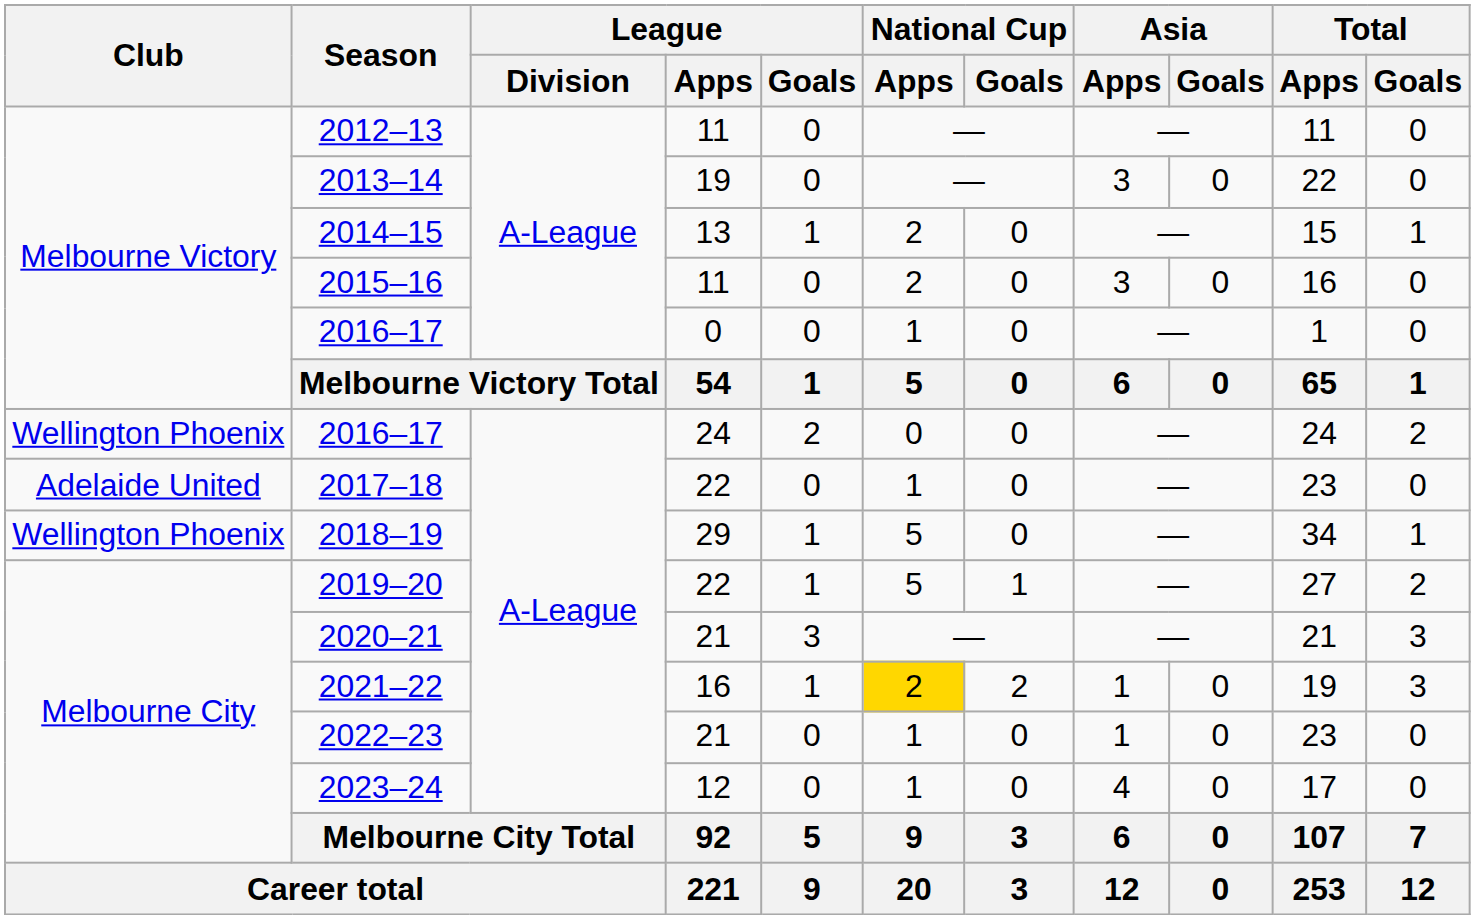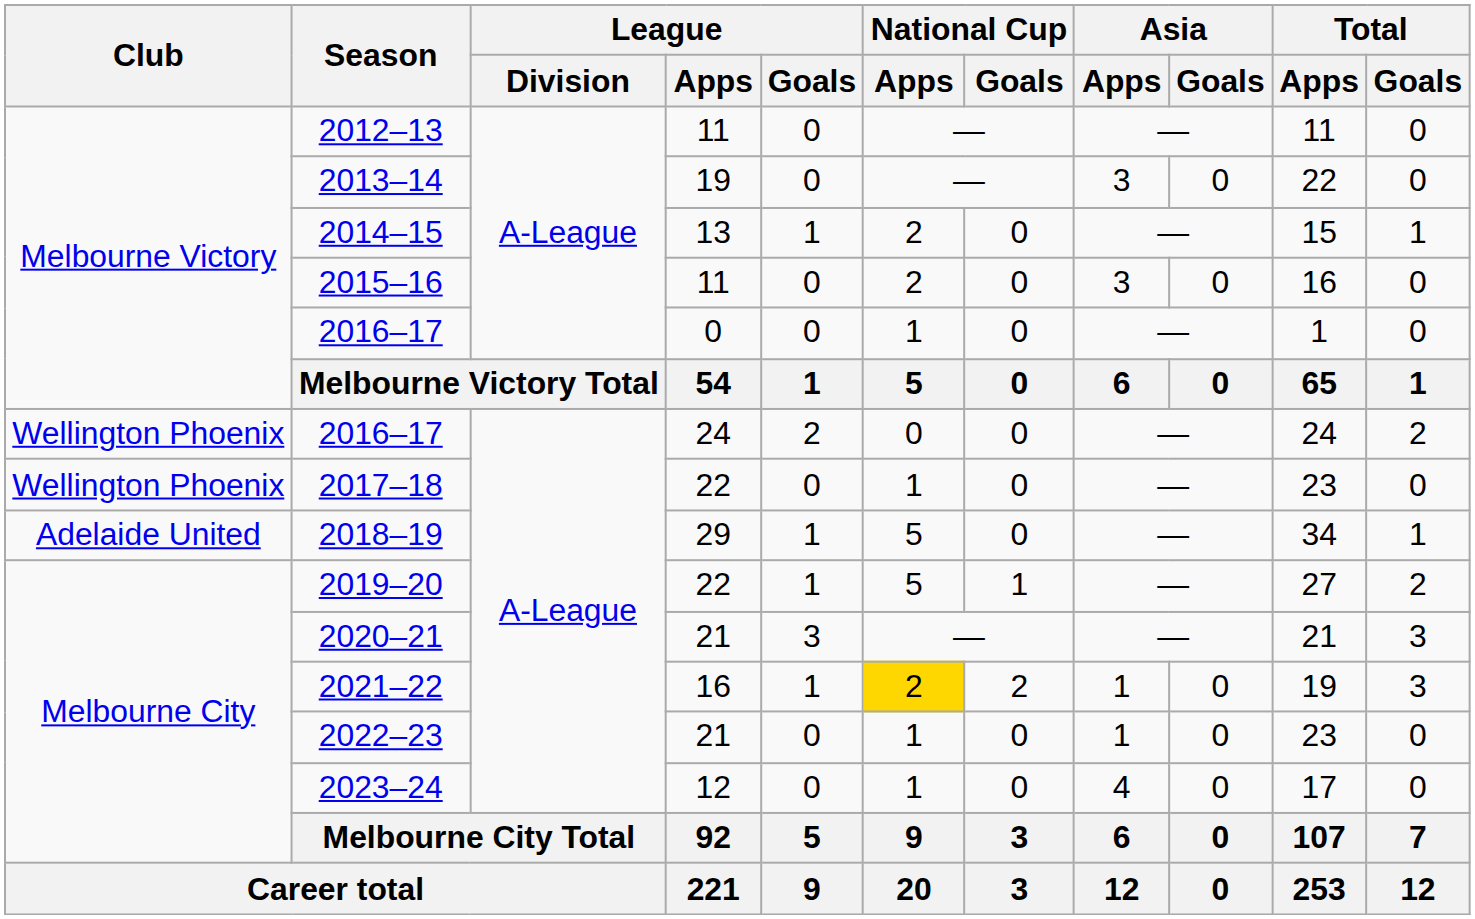(148, 484) Adelaide United -> (148, 484) Wellington Phoenix
(148, 534) Wellington Phoenix -> (148, 534) Adelaide United
